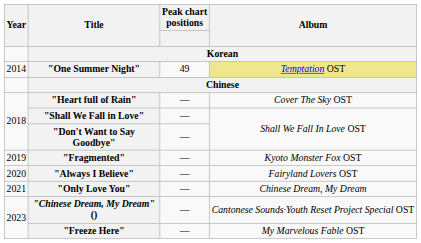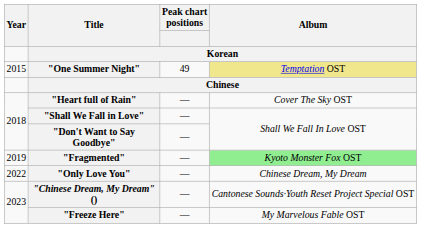(16, 69) 2014 -> (16, 69) 2015
(313, 158) no background -> (313, 158) lightgreen background
- row: (94, 173)
(16, 188) 2021 -> (16, 173) 2022
